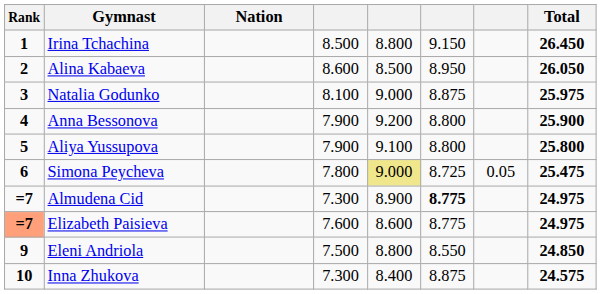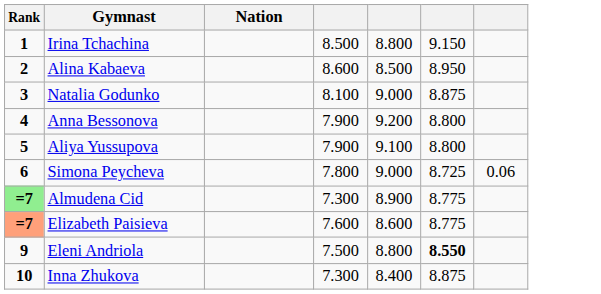- column: (562, 17)
(394, 172) khaki background -> (394, 172) no background
(501, 172) 0.05 -> (501, 172) 0.06
(24, 198) no background -> (24, 198) lightgreen background
(447, 198) bold -> (447, 198) normal
(447, 250) normal -> (447, 250) bold
